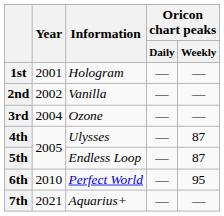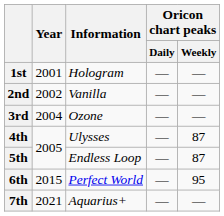(49, 179) 2010 -> (49, 179) 2015
